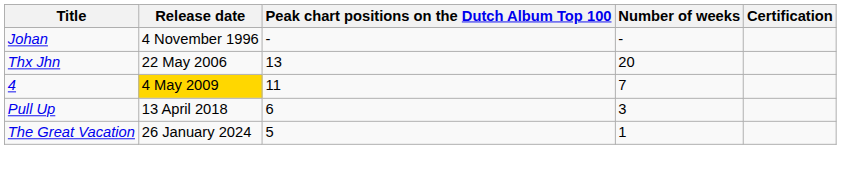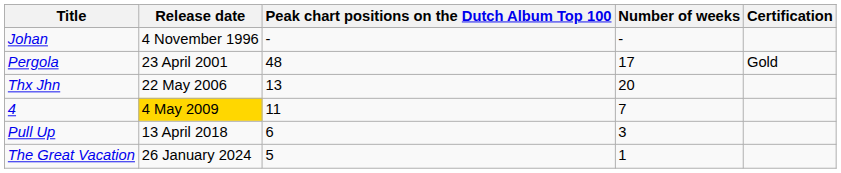+ row: (33, 62)
